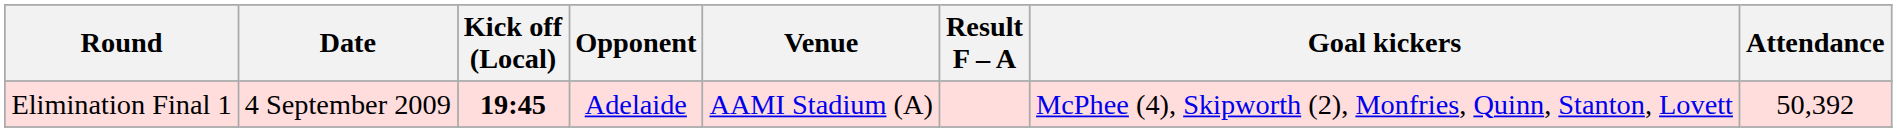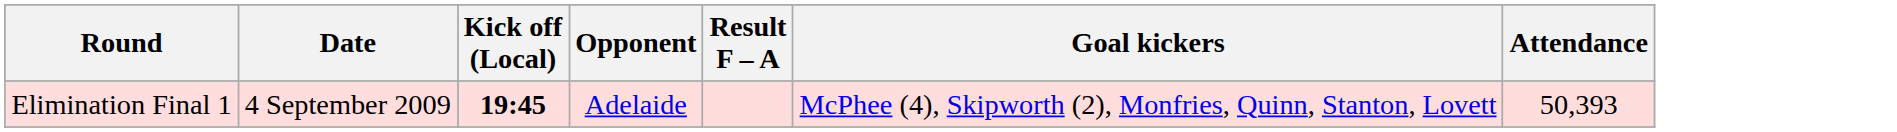- column: (821, 42)
(1815, 103) 50,392 -> (1579, 103) 50,393
